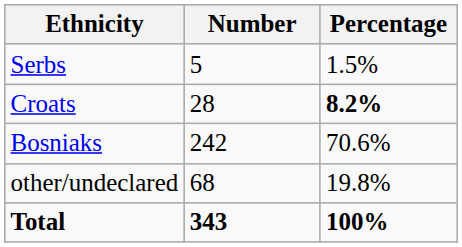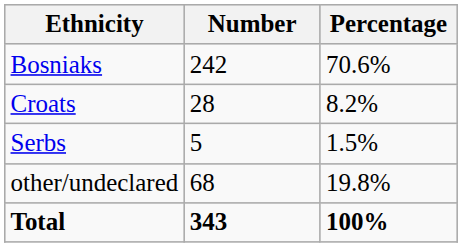rows swapped: (56, 143) <-> (38, 63)
(354, 103) bold -> (352, 103) normal
